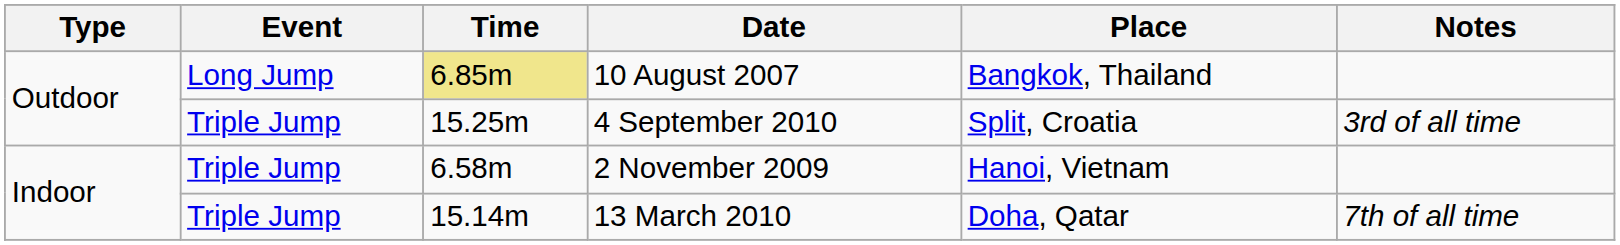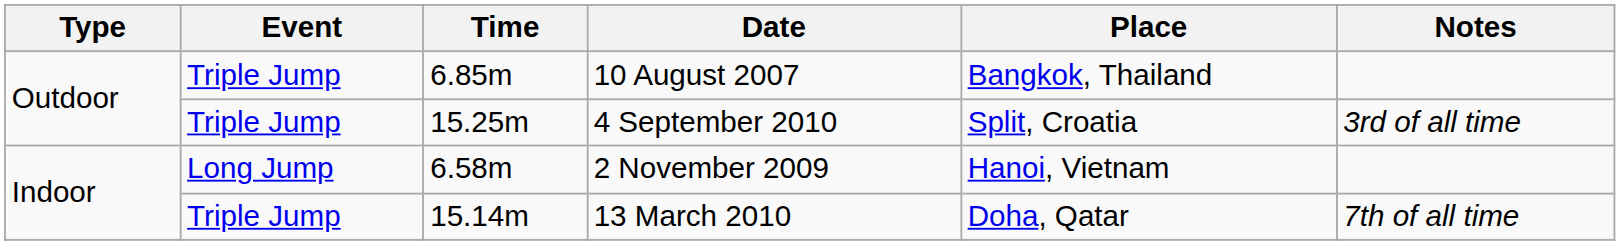(260, 74) Long Jump -> (264, 74) Triple Jump
(471, 74) khaki background -> (471, 74) no background
(264, 168) Triple Jump -> (260, 168) Long Jump
